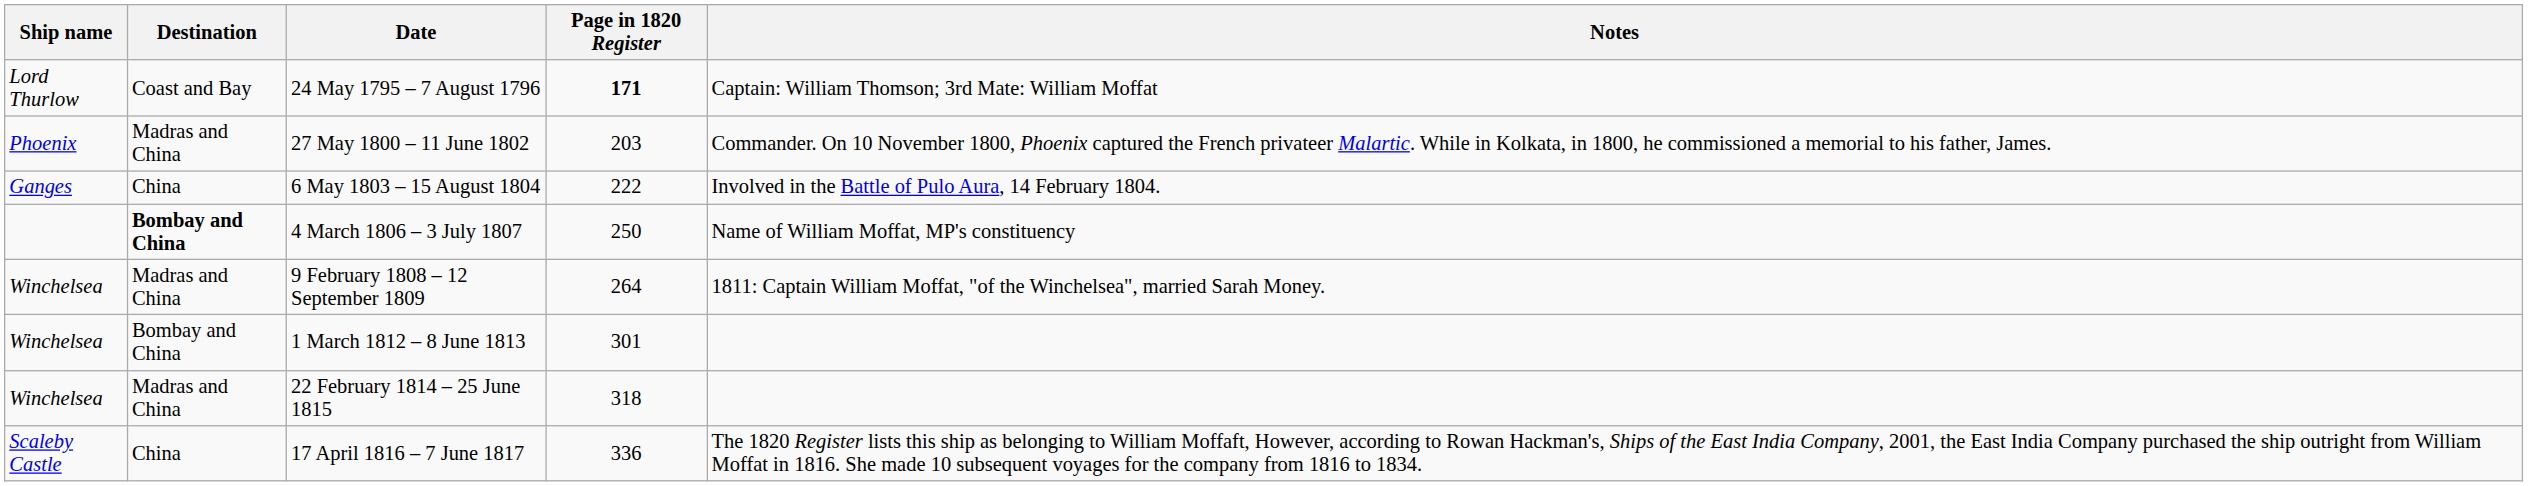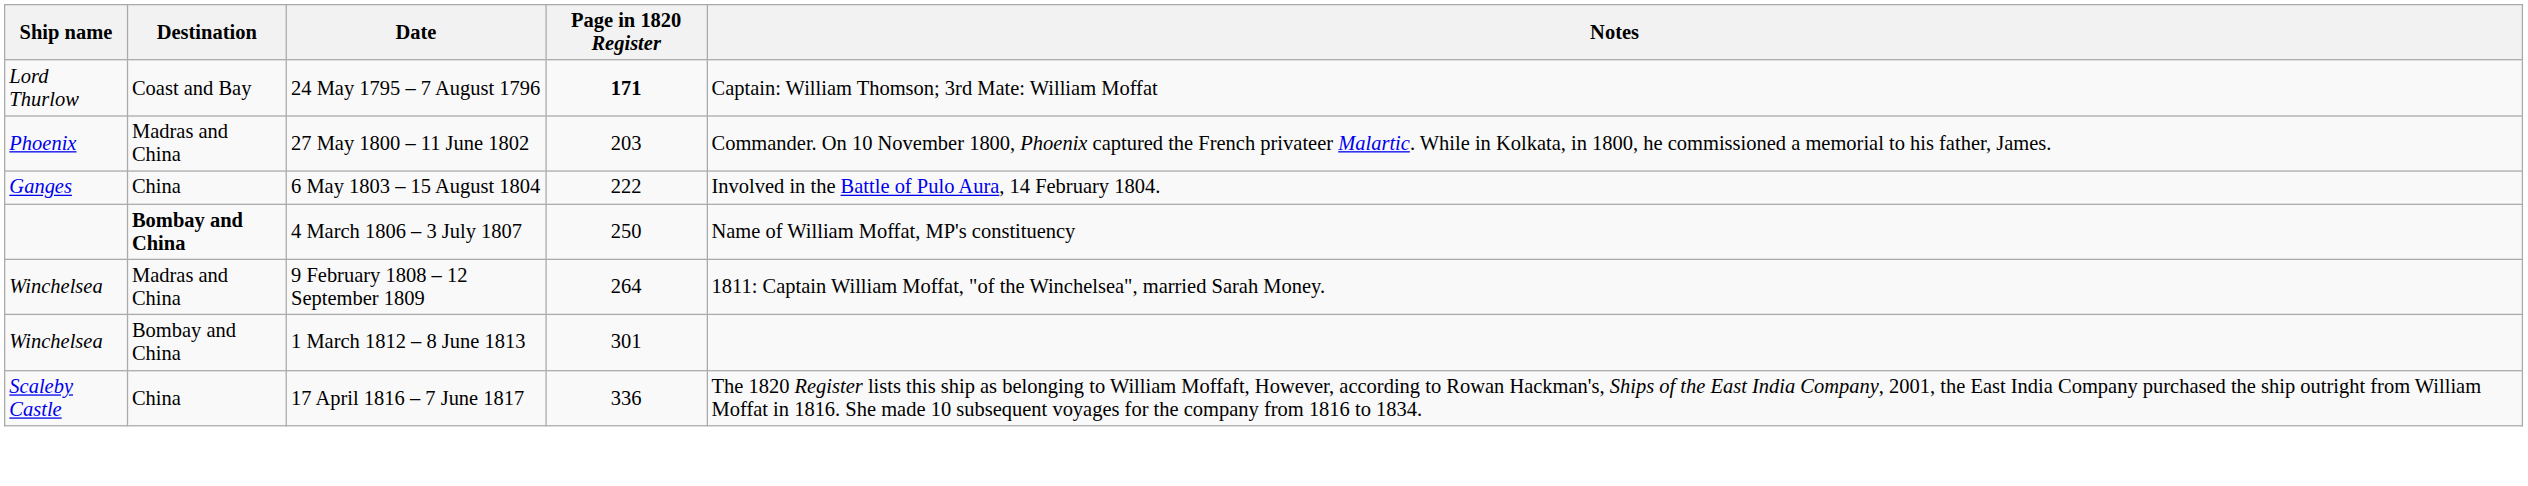- row: (406, 397)
